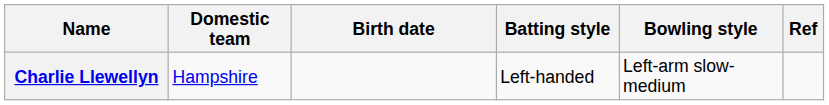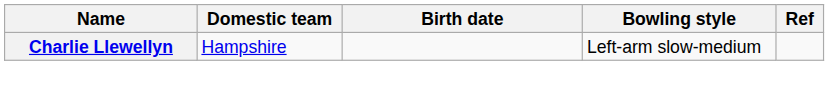- column: (558, 29)
